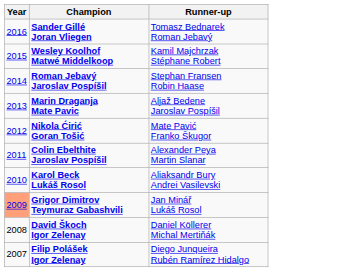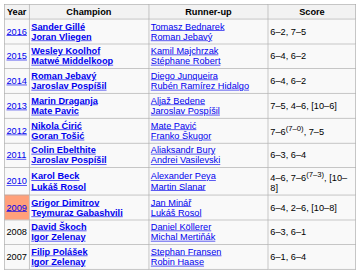+ column: (312, 12)
(186, 81) Stephan Fransen Robin Haase -> (200, 81) Diego Junqueira Rubén Ramírez Hidalgo
(183, 156) Alexander Peya Martin Slanar -> (186, 156) Aliaksandr Bury Andrei Vasilevski
(186, 180) Aliaksandr Bury Andrei Vasilevski -> (183, 182) Alexander Peya Martin Slanar
(200, 255) Diego Junqueira Rubén Ramírez Hidalgo -> (186, 257) Stephan Fransen Robin Haase
